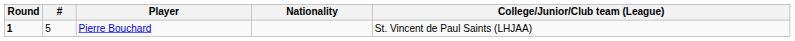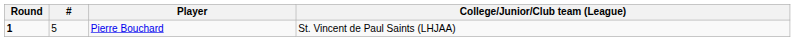- column: (312, 12)
